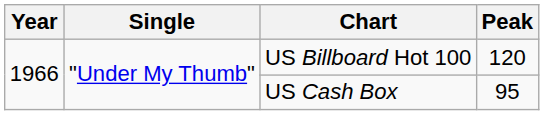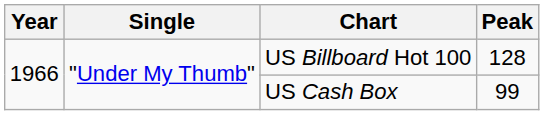(507, 57) 120 -> (507, 57) 128
(507, 92) 95 -> (507, 92) 99
